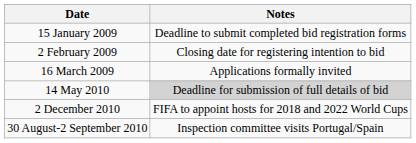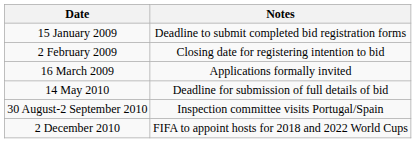(280, 90) lightgrey background -> (280, 90) no background
rows swapped: (77, 128) <-> (77, 109)
